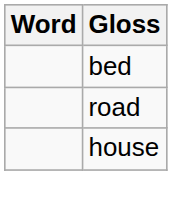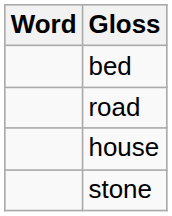+ row: (120, 189)
